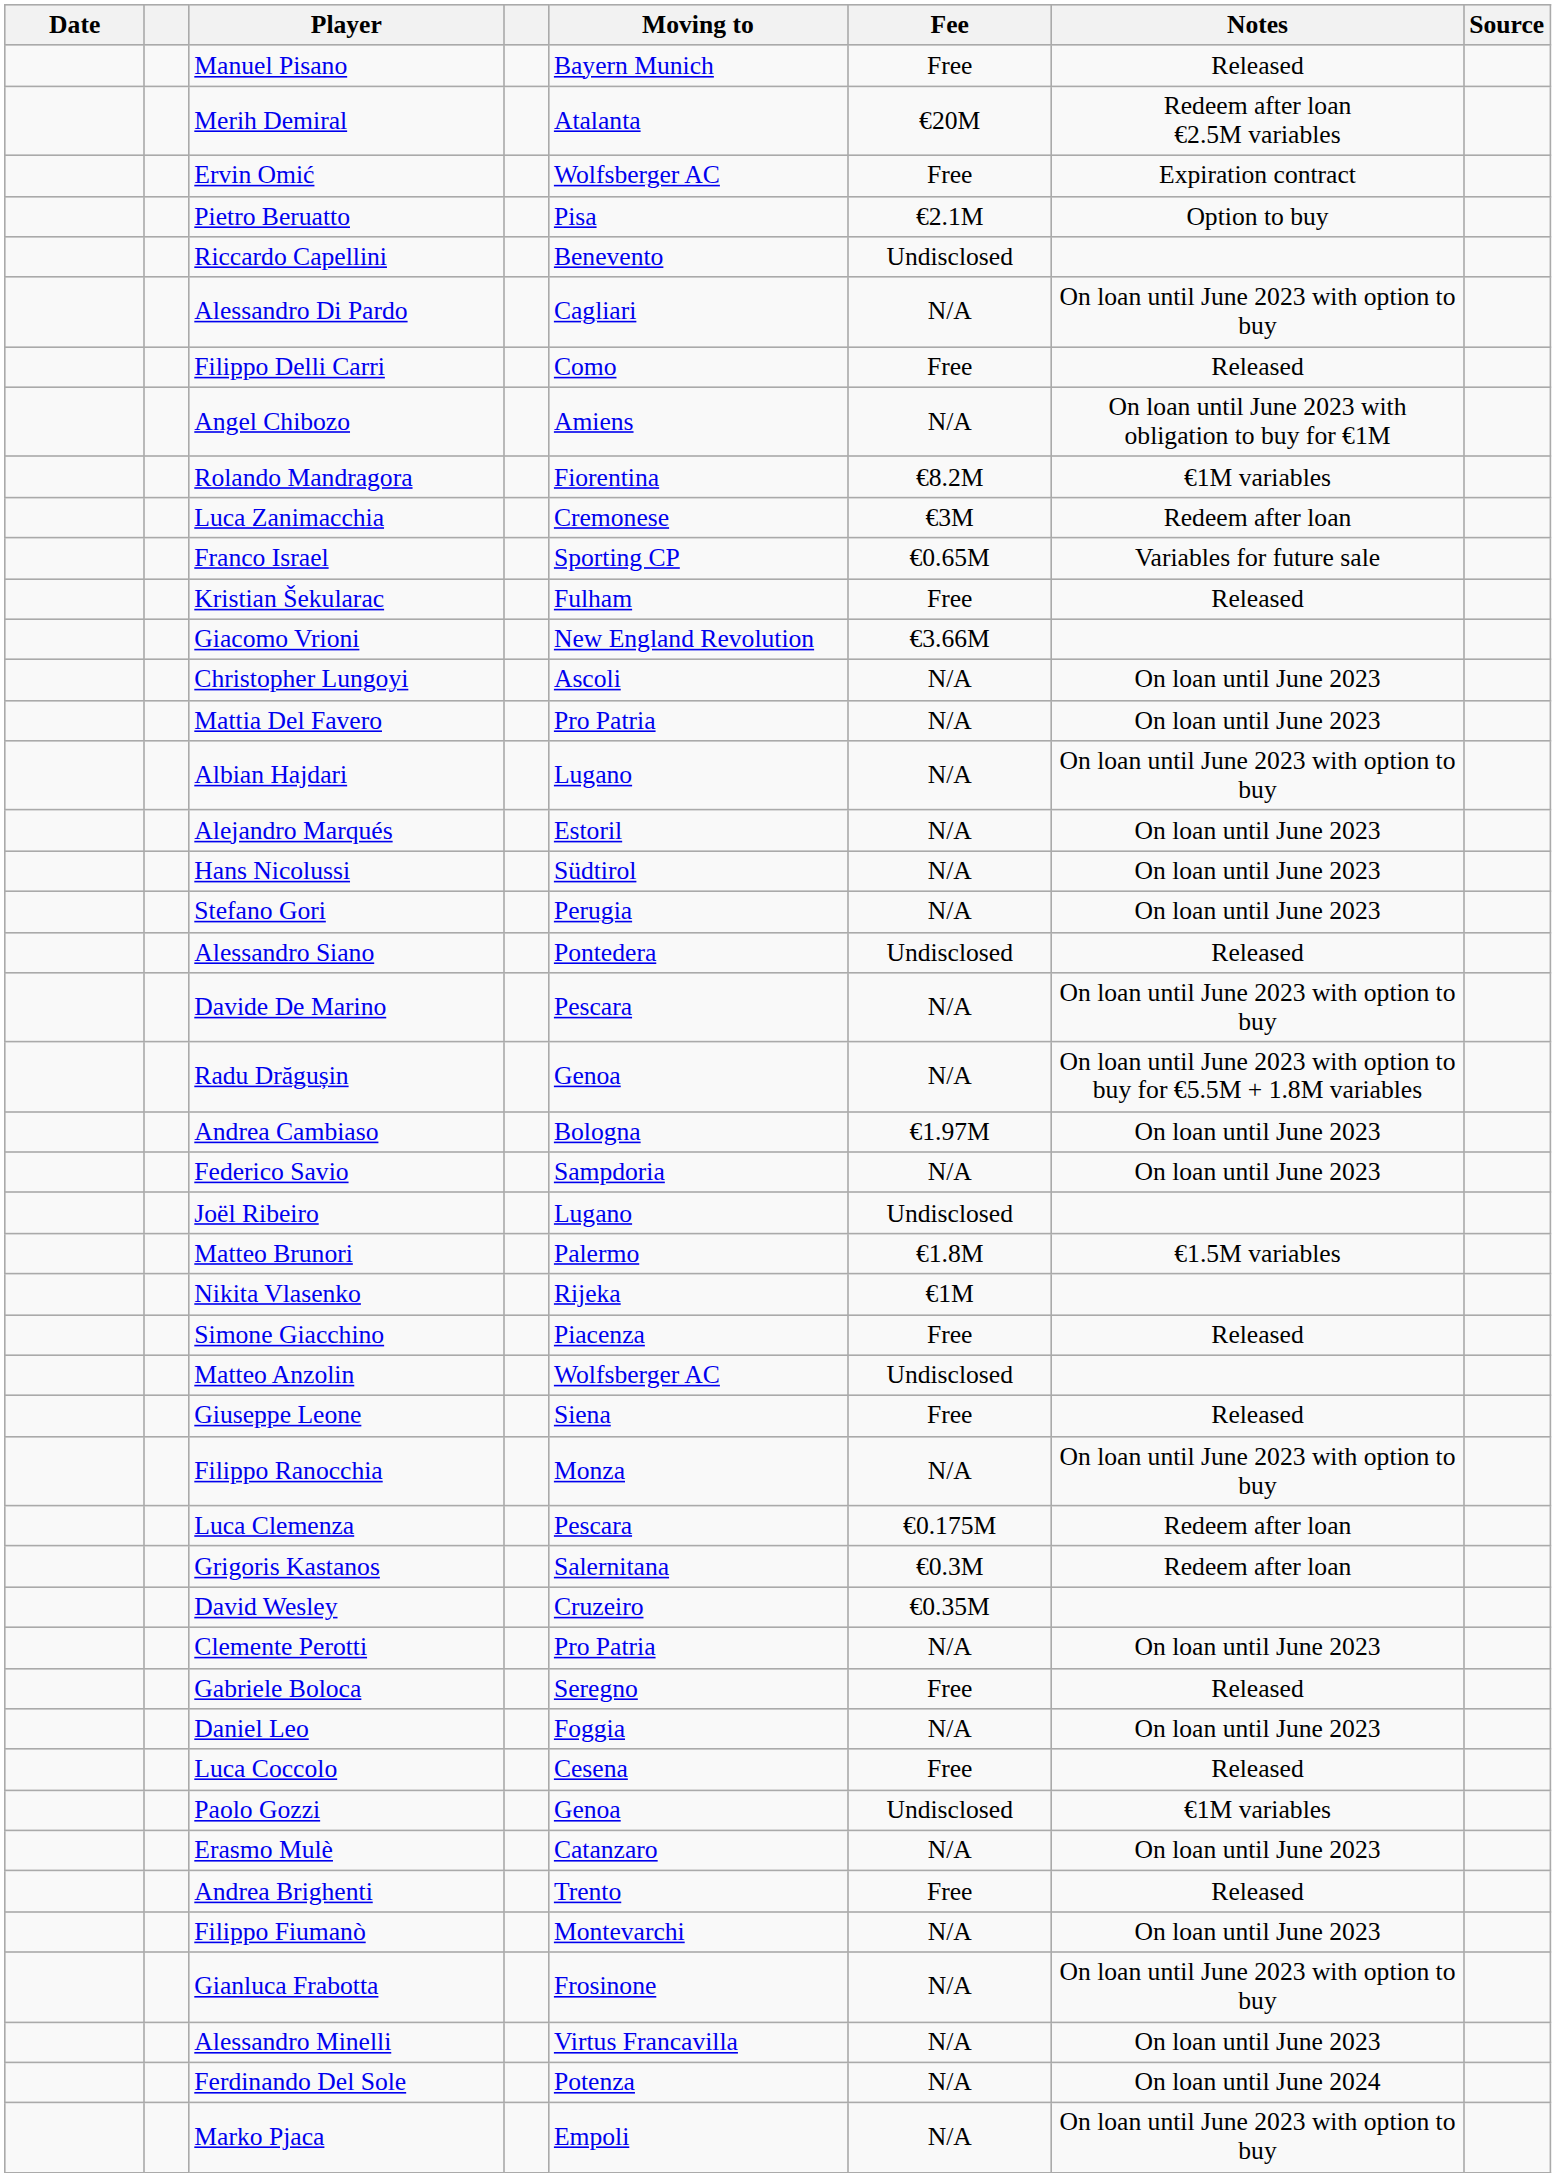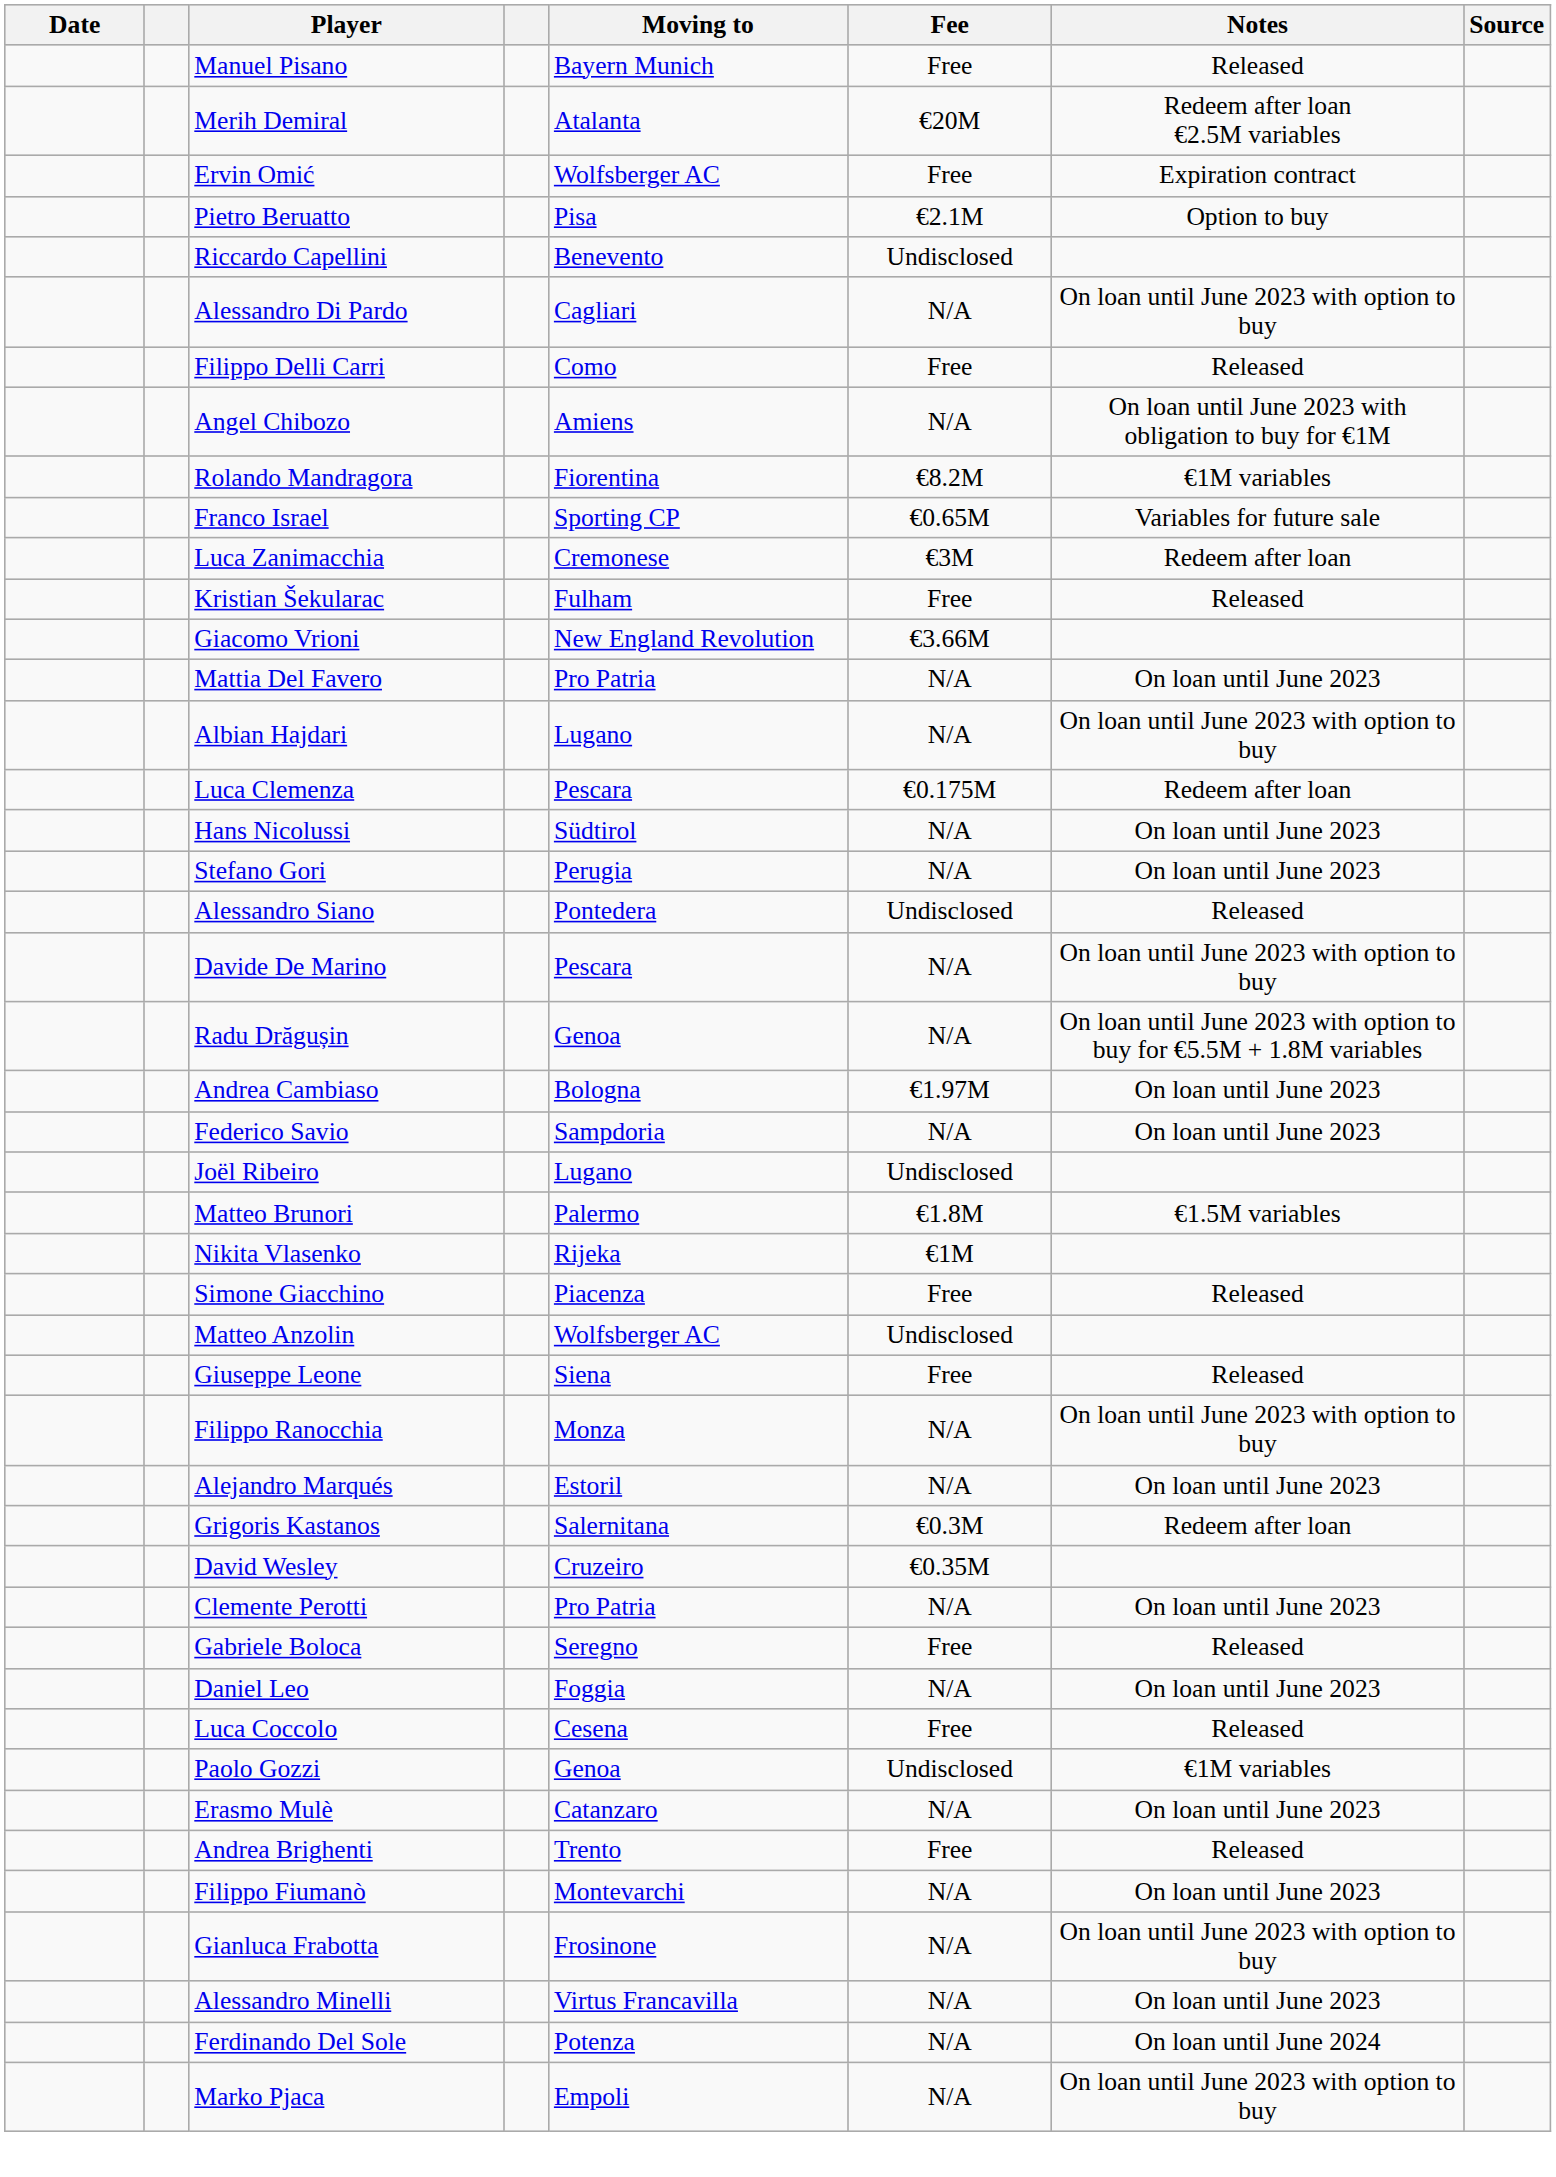rows swapped: (289, 517) <-> (261, 557)
- row: (301, 679)
rows swapped: (274, 1525) <-> (293, 830)
